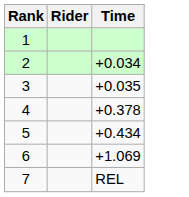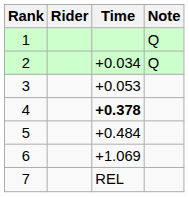+ column: (164, 16)
(118, 86) +0.035 -> (118, 86) +0.053
(118, 110) normal -> (118, 110) bold
(118, 133) +0.434 -> (118, 133) +0.484
